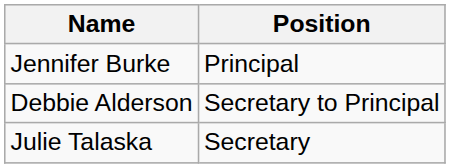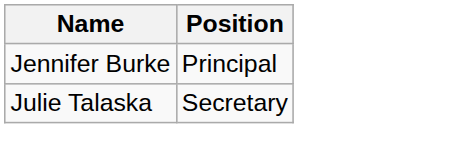- row: (101, 102)
